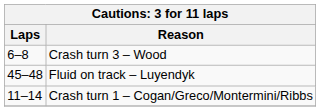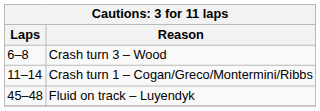rows swapped: (181, 95) <-> (122, 75)
